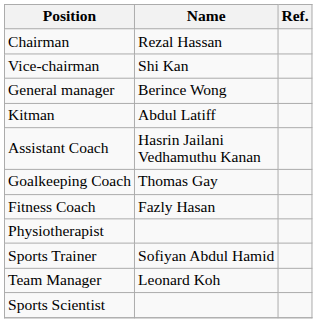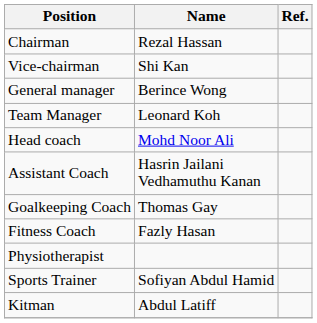rows swapped: (55, 280) <-> (31, 115)
+ row: (44, 139)
- row: (57, 305)
